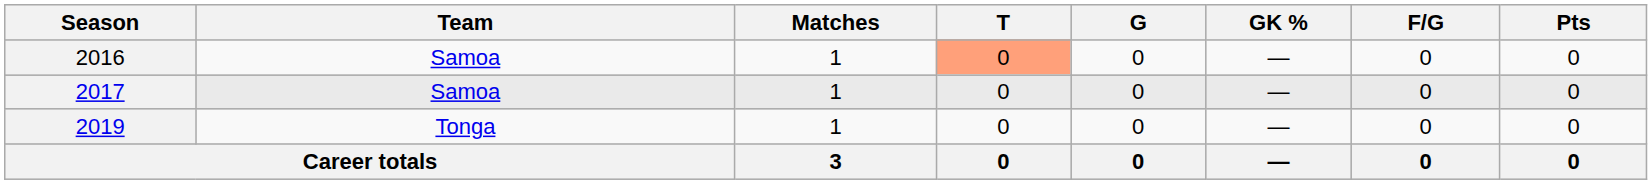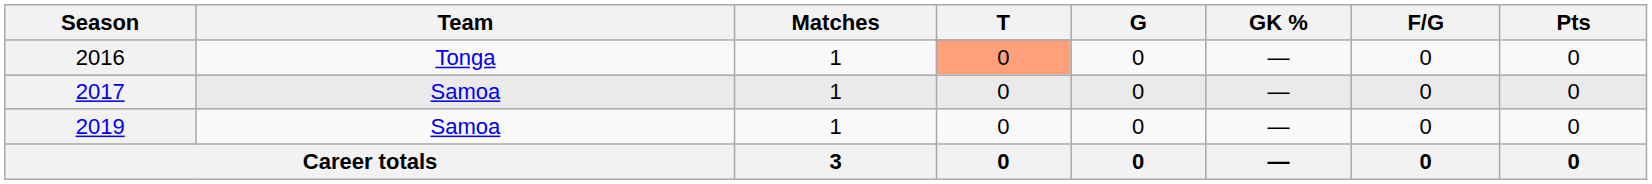(465, 57) Samoa -> (465, 57) Tonga
(465, 127) Tonga -> (465, 127) Samoa
